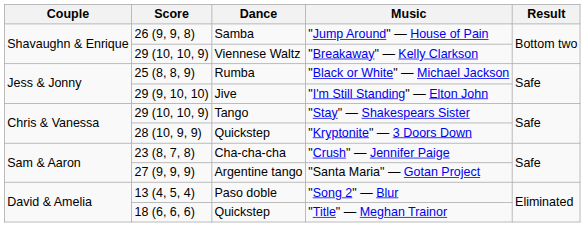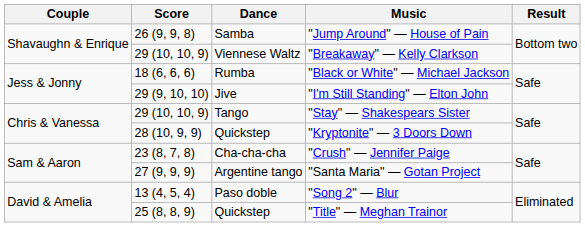(165, 73) 25 (8, 8, 9) -> (165, 73) 18 (6, 6, 6)
(165, 212) 18 (6, 6, 6) -> (165, 212) 25 (8, 8, 9)
